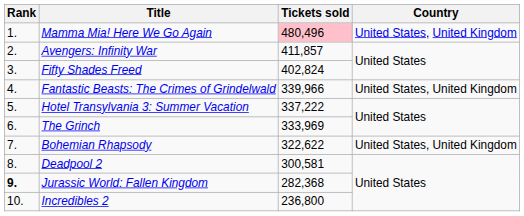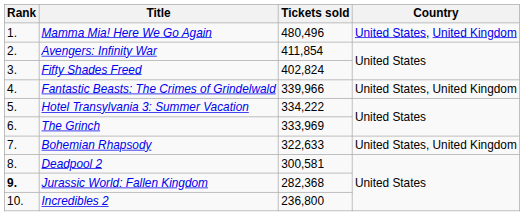(303, 32) pink background -> (303, 32) no background
(302, 51) 411,857 -> (302, 51) 411,854
(303, 107) 337,222 -> (303, 107) 334,222
(303, 145) 322,622 -> (303, 145) 322,633
